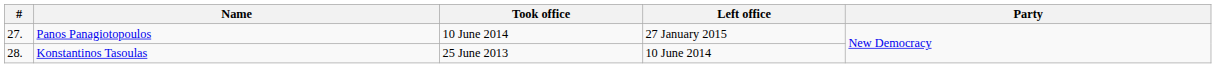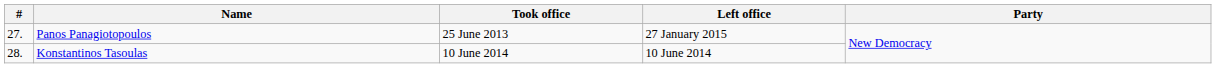(475, 33) 10 June 2014 -> (475, 33) 25 June 2013
(475, 53) 25 June 2013 -> (475, 53) 10 June 2014
